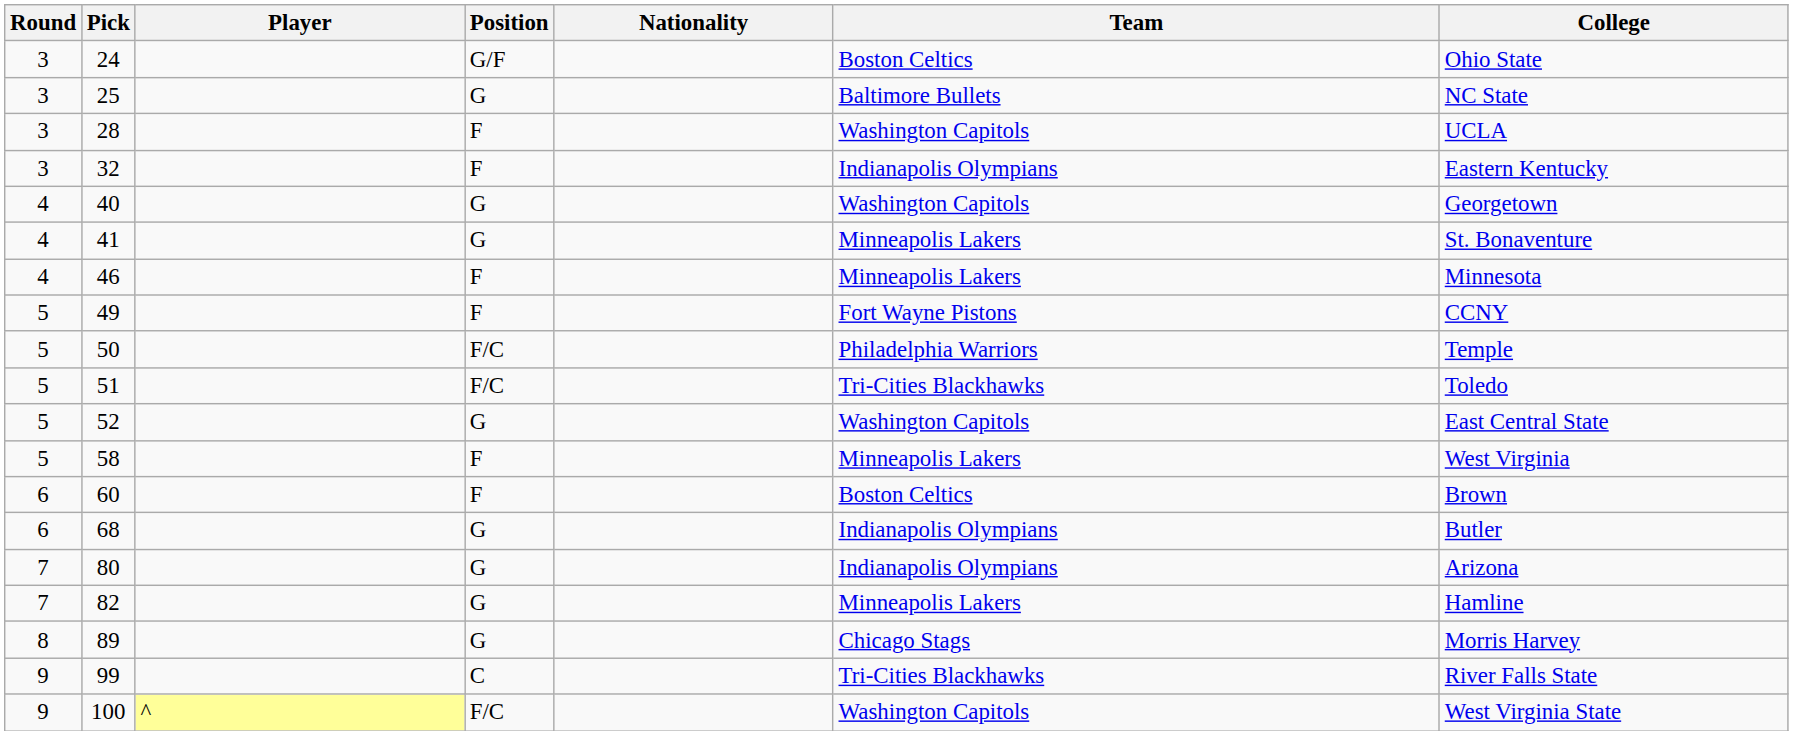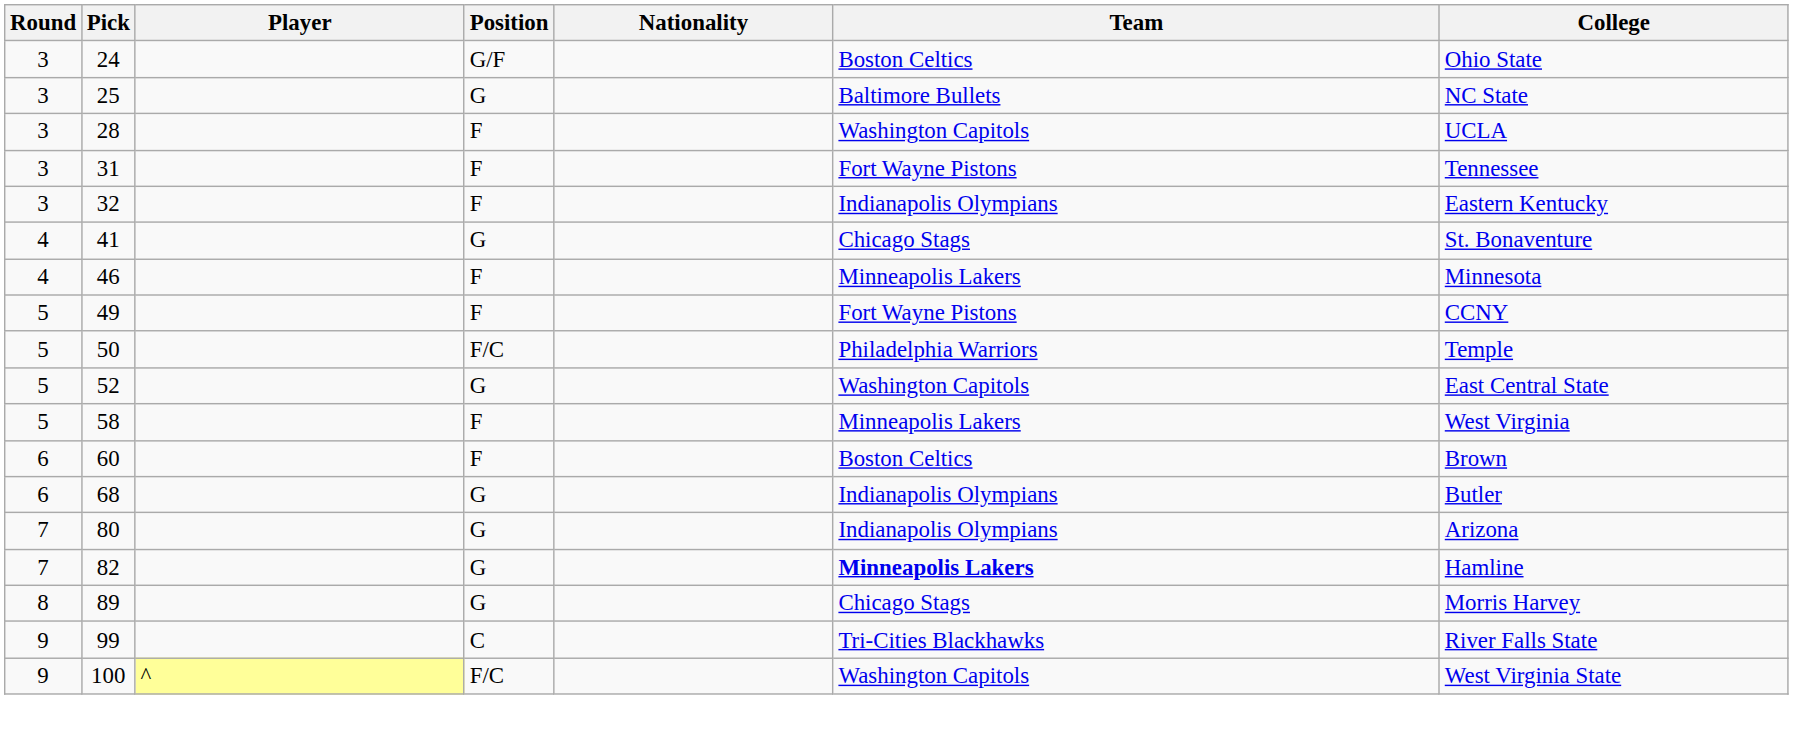+ row: (108, 167)
- row: (108, 204)
(930, 240) Minneapolis Lakers -> (904, 240) Chicago Stags
- row: (108, 385)
(930, 603) normal -> (936, 566) bold
